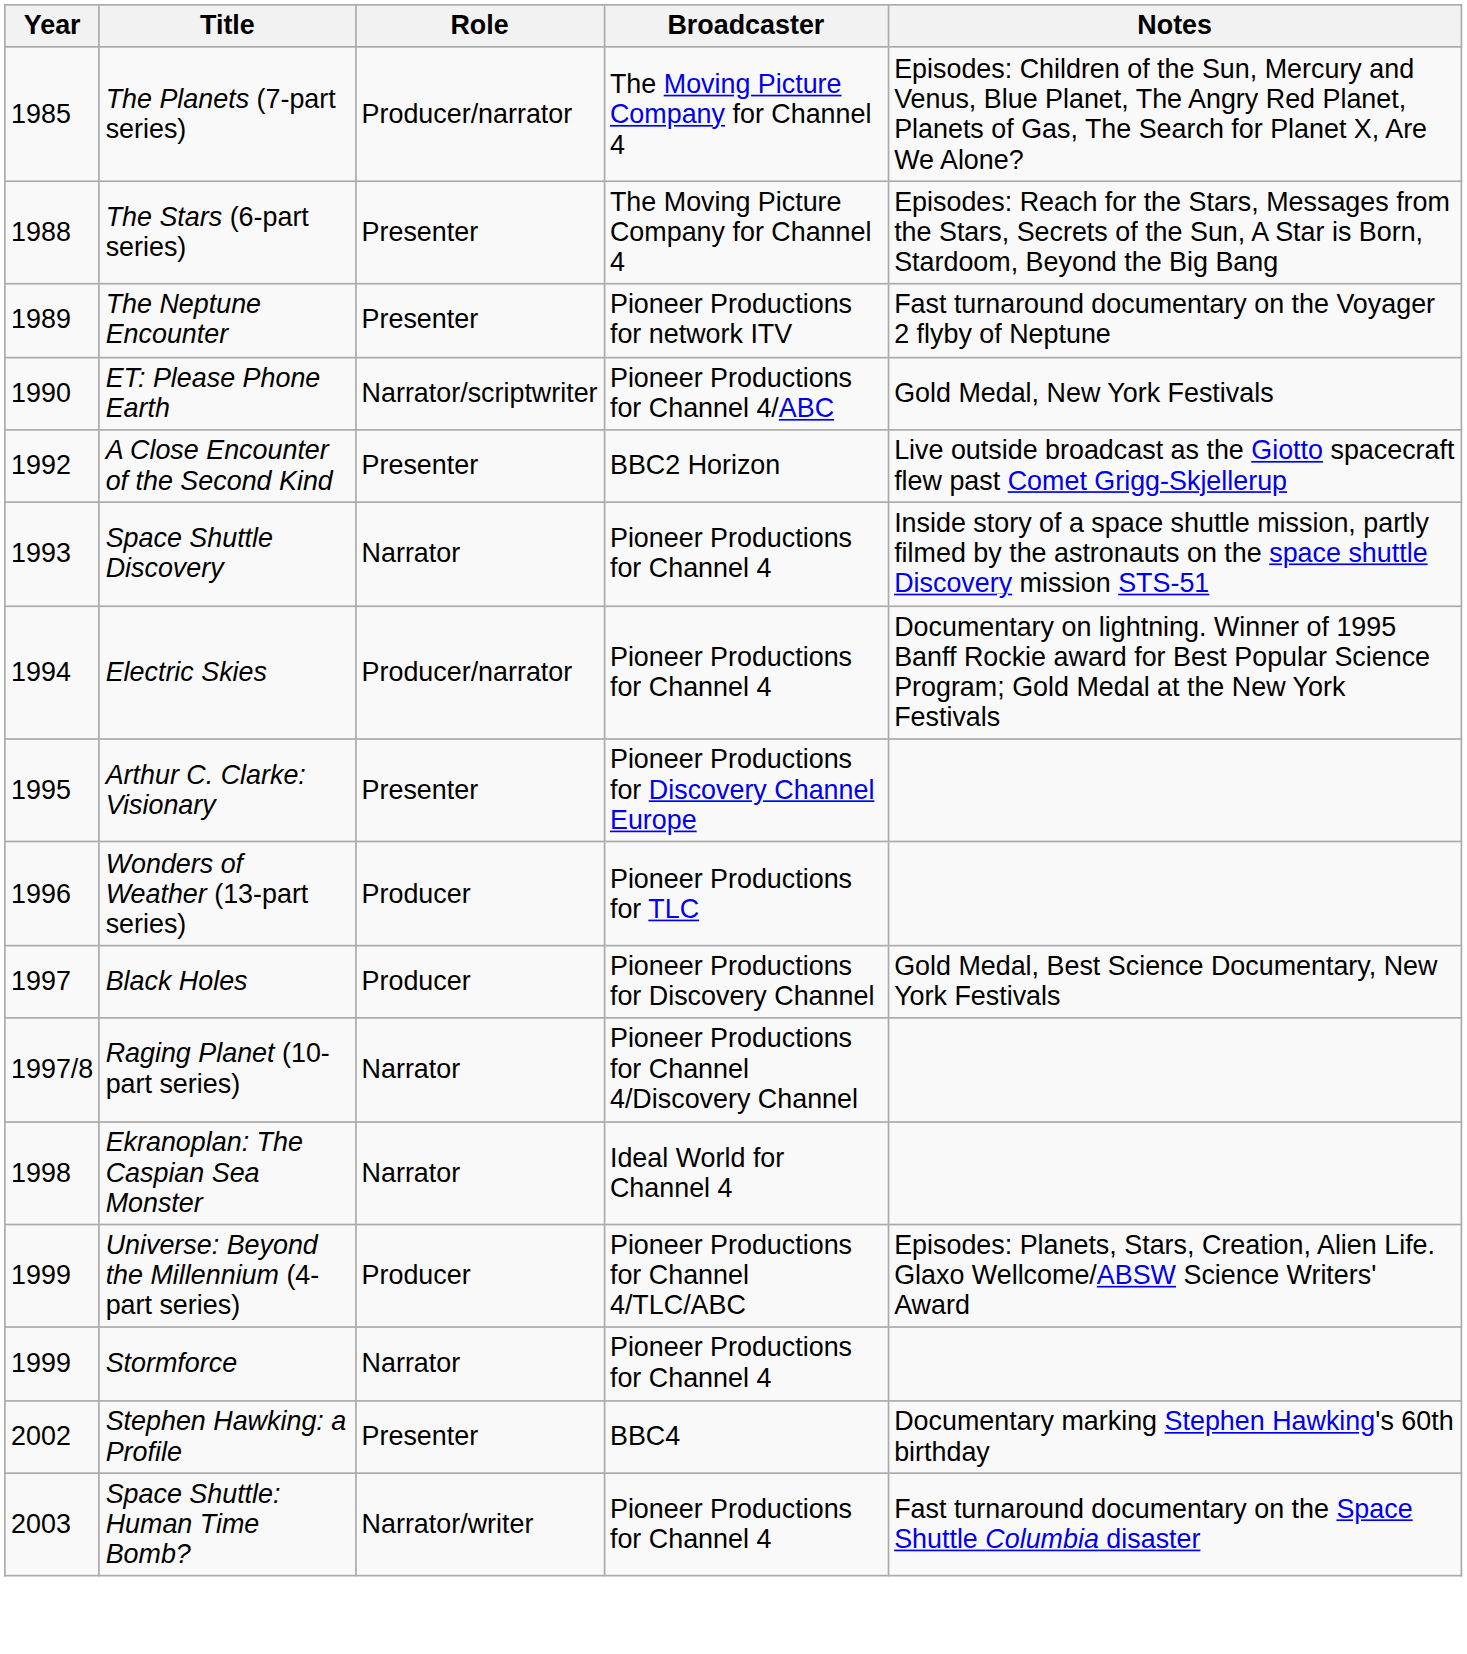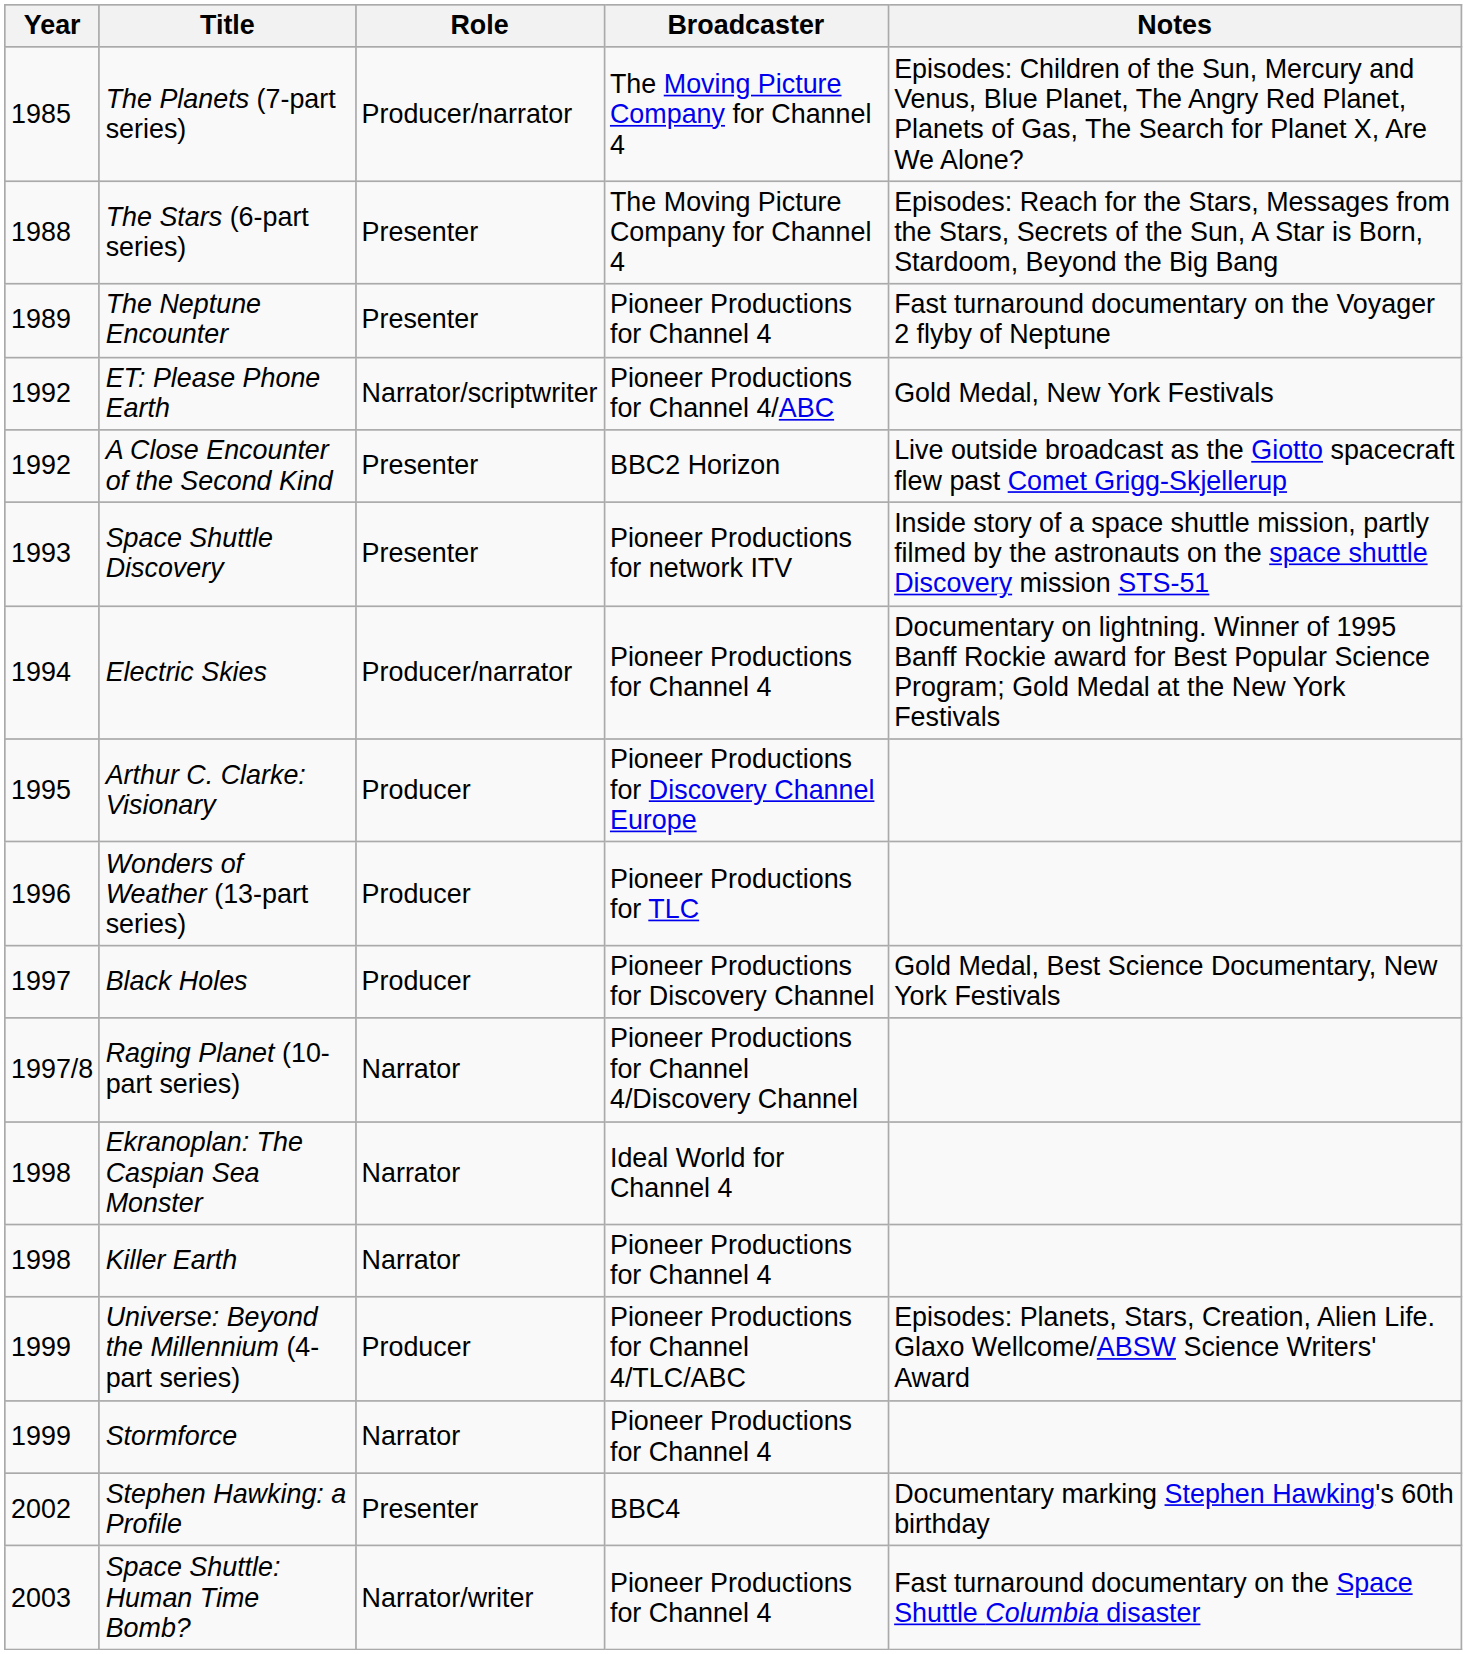(731, 320) Pioneer Productions for network ITV -> (731, 320) Pioneer Productions for Channel 4
(41, 392) 1990 -> (41, 392) 1992
(411, 553) Narrator -> (420, 553) Presenter
(731, 553) Pioneer Productions for Channel 4 -> (731, 553) Pioneer Productions for network ITV
(420, 790) Presenter -> (416, 790) Producer
+ row: (171, 1260)
